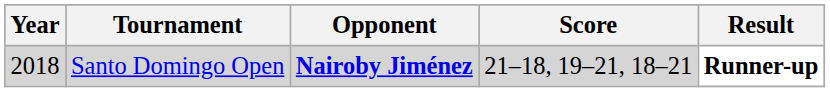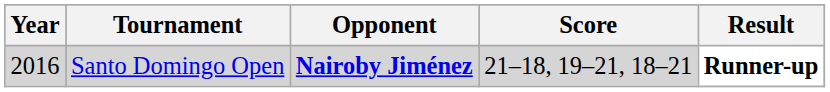(35, 65) 2018 -> (35, 65) 2016
